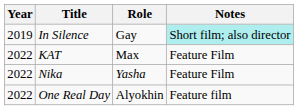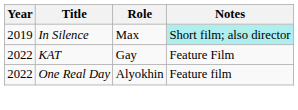(126, 34) Gay -> (127, 34) Max
(127, 54) Max -> (126, 54) Gay
- row: (50, 74)
